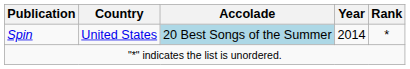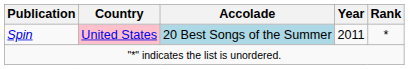(119, 34) no background -> (119, 34) pink background
(351, 34) 2014 -> (351, 34) 2011
